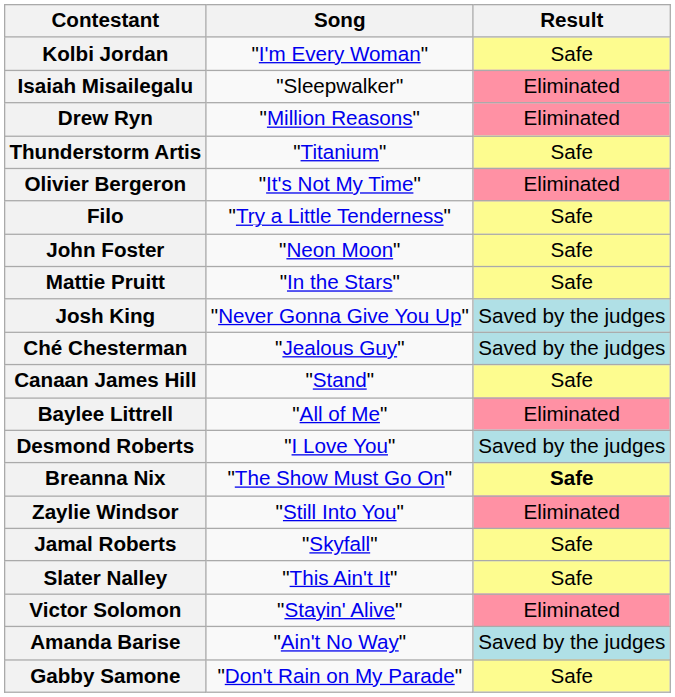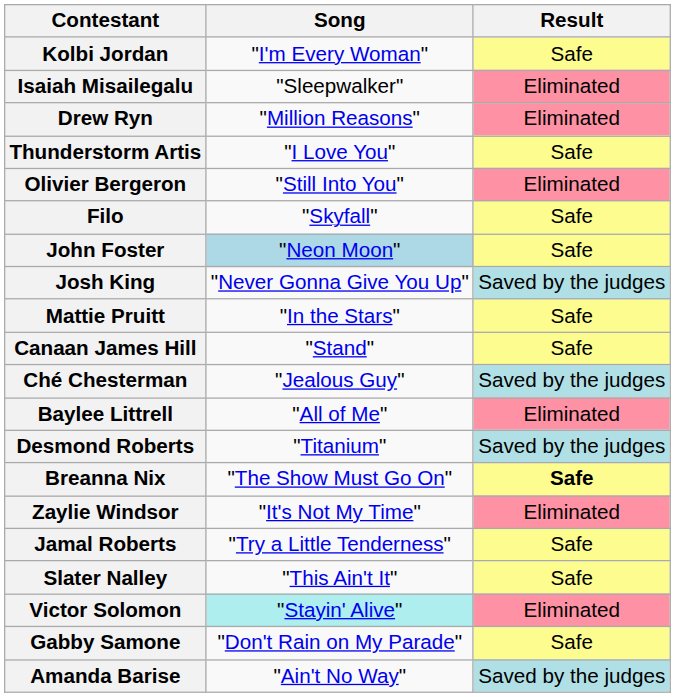(340, 151) "Titanium" -> (340, 151) "I Love You"
(340, 184) "It's Not My Time" -> (340, 184) "Still Into You"
(340, 217) "Try a Little Tenderness" -> (340, 217) "Skyfall"
(340, 250) no background -> (340, 250) lightblue background
rows swapped: (105, 315) <-> (105, 282)
rows swapped: (105, 380) <-> (105, 348)
(340, 446) "I Love You" -> (340, 446) "Titanium"
(340, 511) "Still Into You" -> (340, 511) "It's Not My Time"
(340, 544) "Skyfall" -> (340, 544) "Try a Little Tenderness"
(340, 610) no background -> (340, 610) paleturquoise background
rows swapped: (105, 675) <-> (105, 642)
